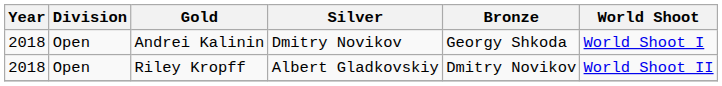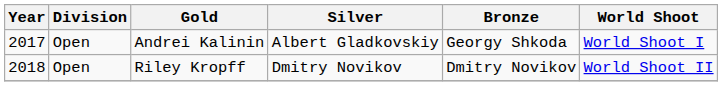(27, 42) 2018 -> (27, 42) 2017
(337, 42) Dmitry Novikov -> (355, 42) Albert Gladkovskiy
(355, 68) Albert Gladkovskiy -> (337, 68) Dmitry Novikov
